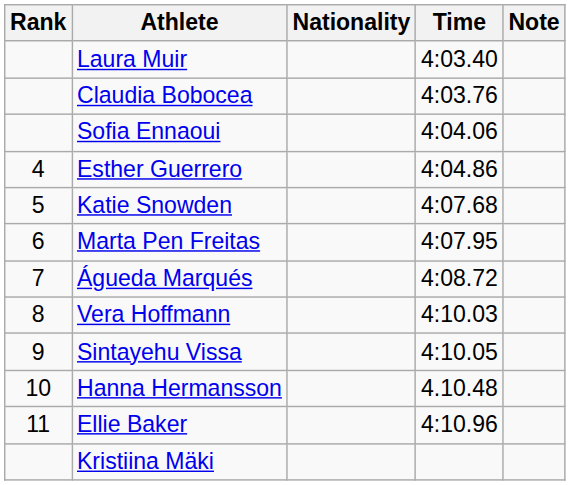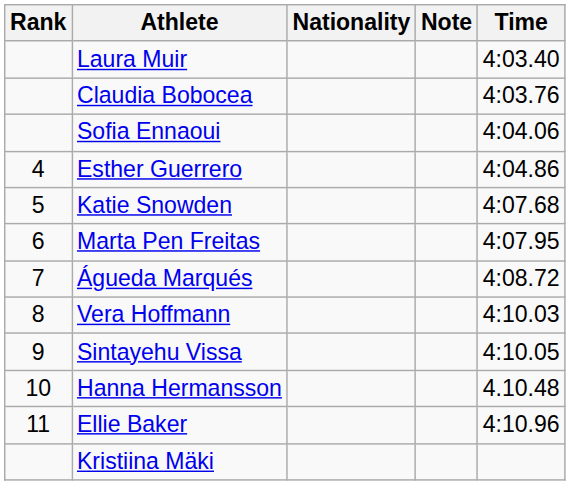columns swapped: (459, 22) <-> (534, 22)
